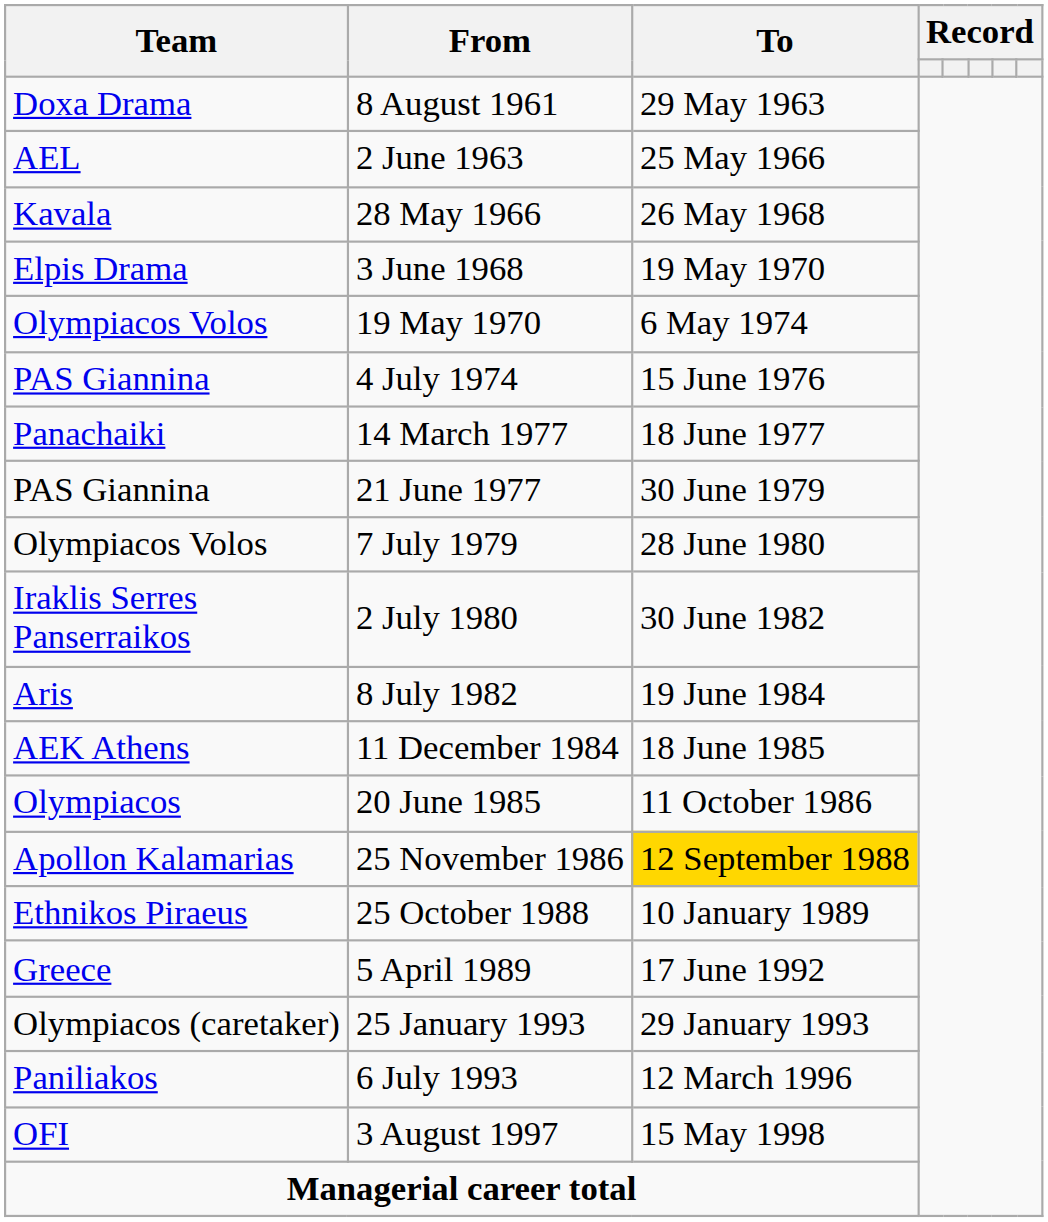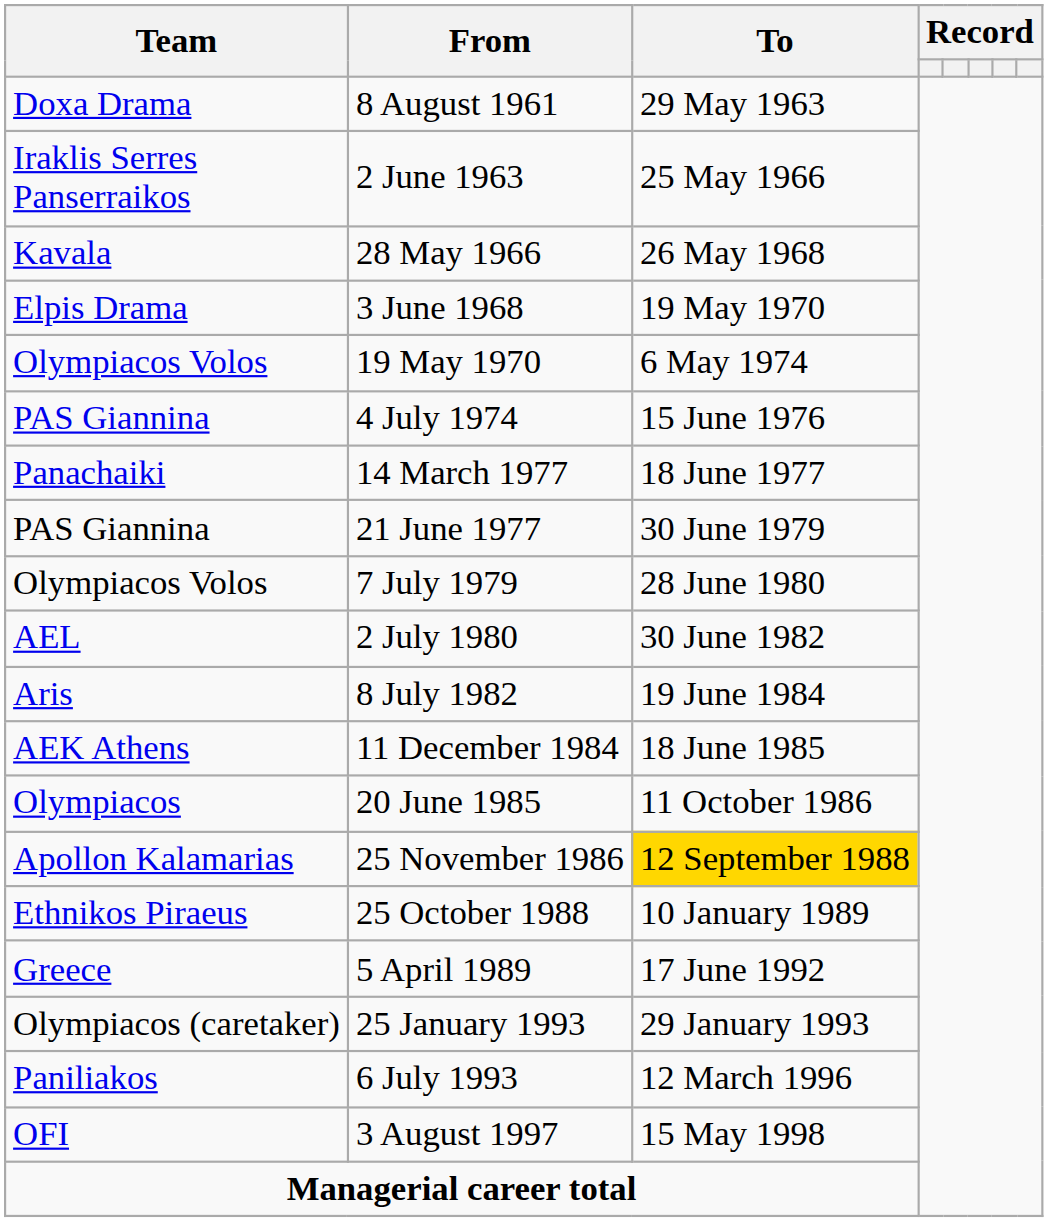(47, 158) AEL -> (105, 177) Ιraklis Serres Panserraikos
(105, 618) Ιraklis Serres Panserraikos -> (47, 637) AEL
